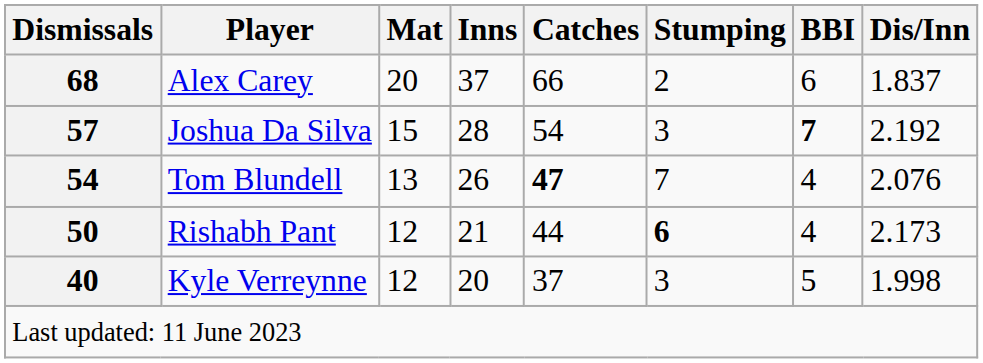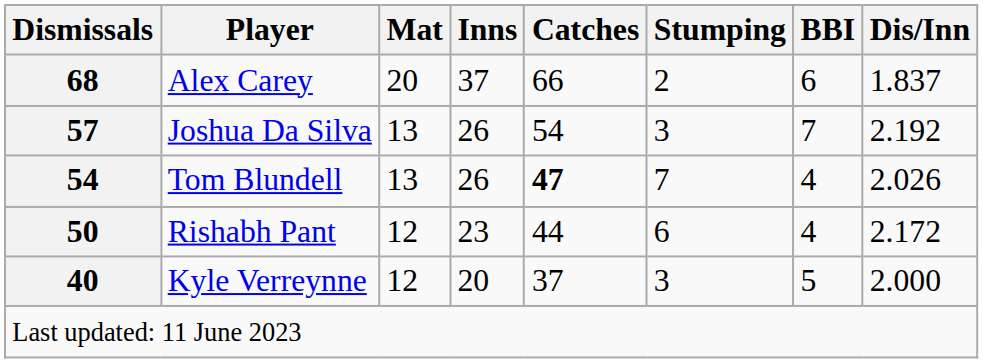(402, 130) 15 -> (402, 130) 13
(473, 130) 28 -> (473, 130) 26
(808, 130) bold -> (808, 130) normal
(905, 180) 2.076 -> (905, 180) 2.026
(473, 230) 21 -> (473, 230) 23
(662, 230) bold -> (662, 230) normal
(905, 230) 2.173 -> (905, 230) 2.172
(905, 280) 1.998 -> (905, 280) 2.000
